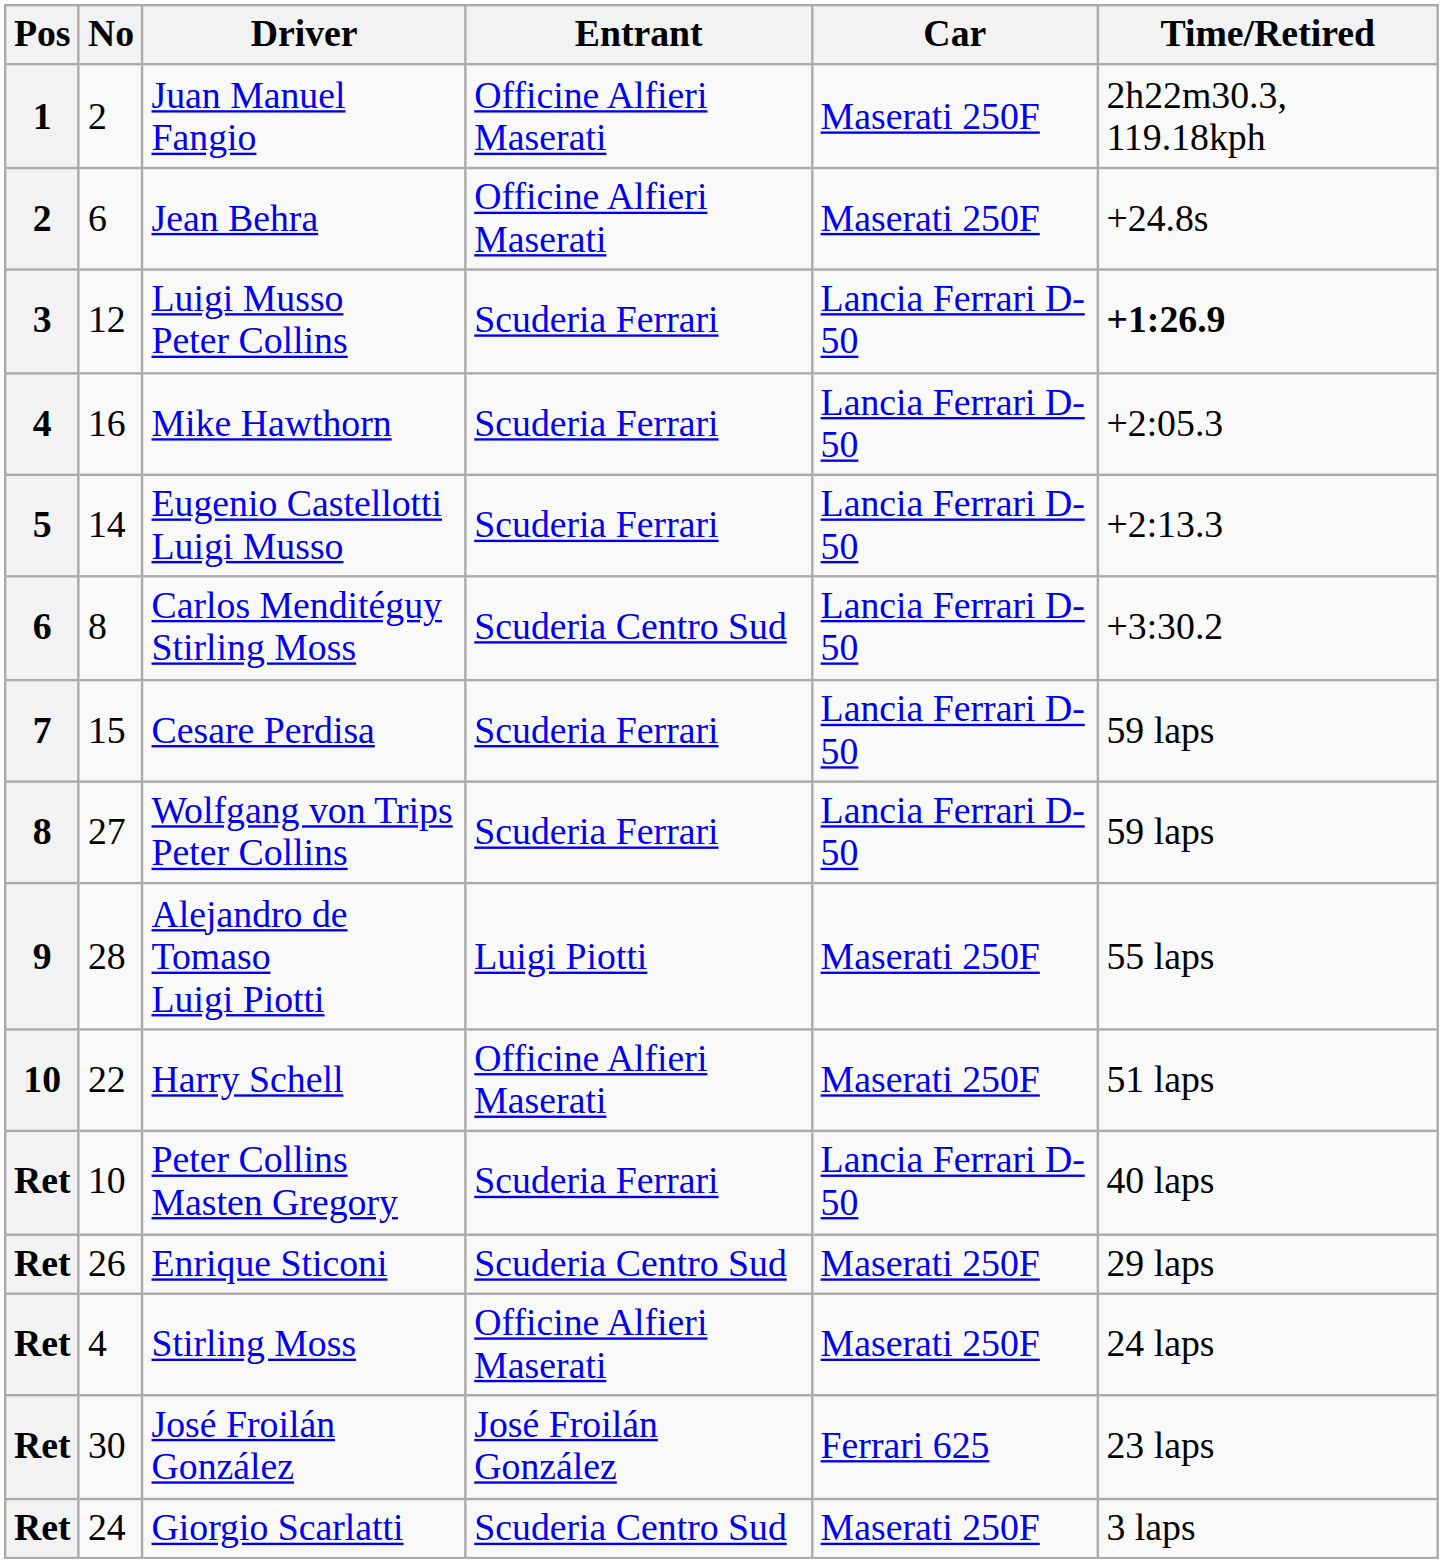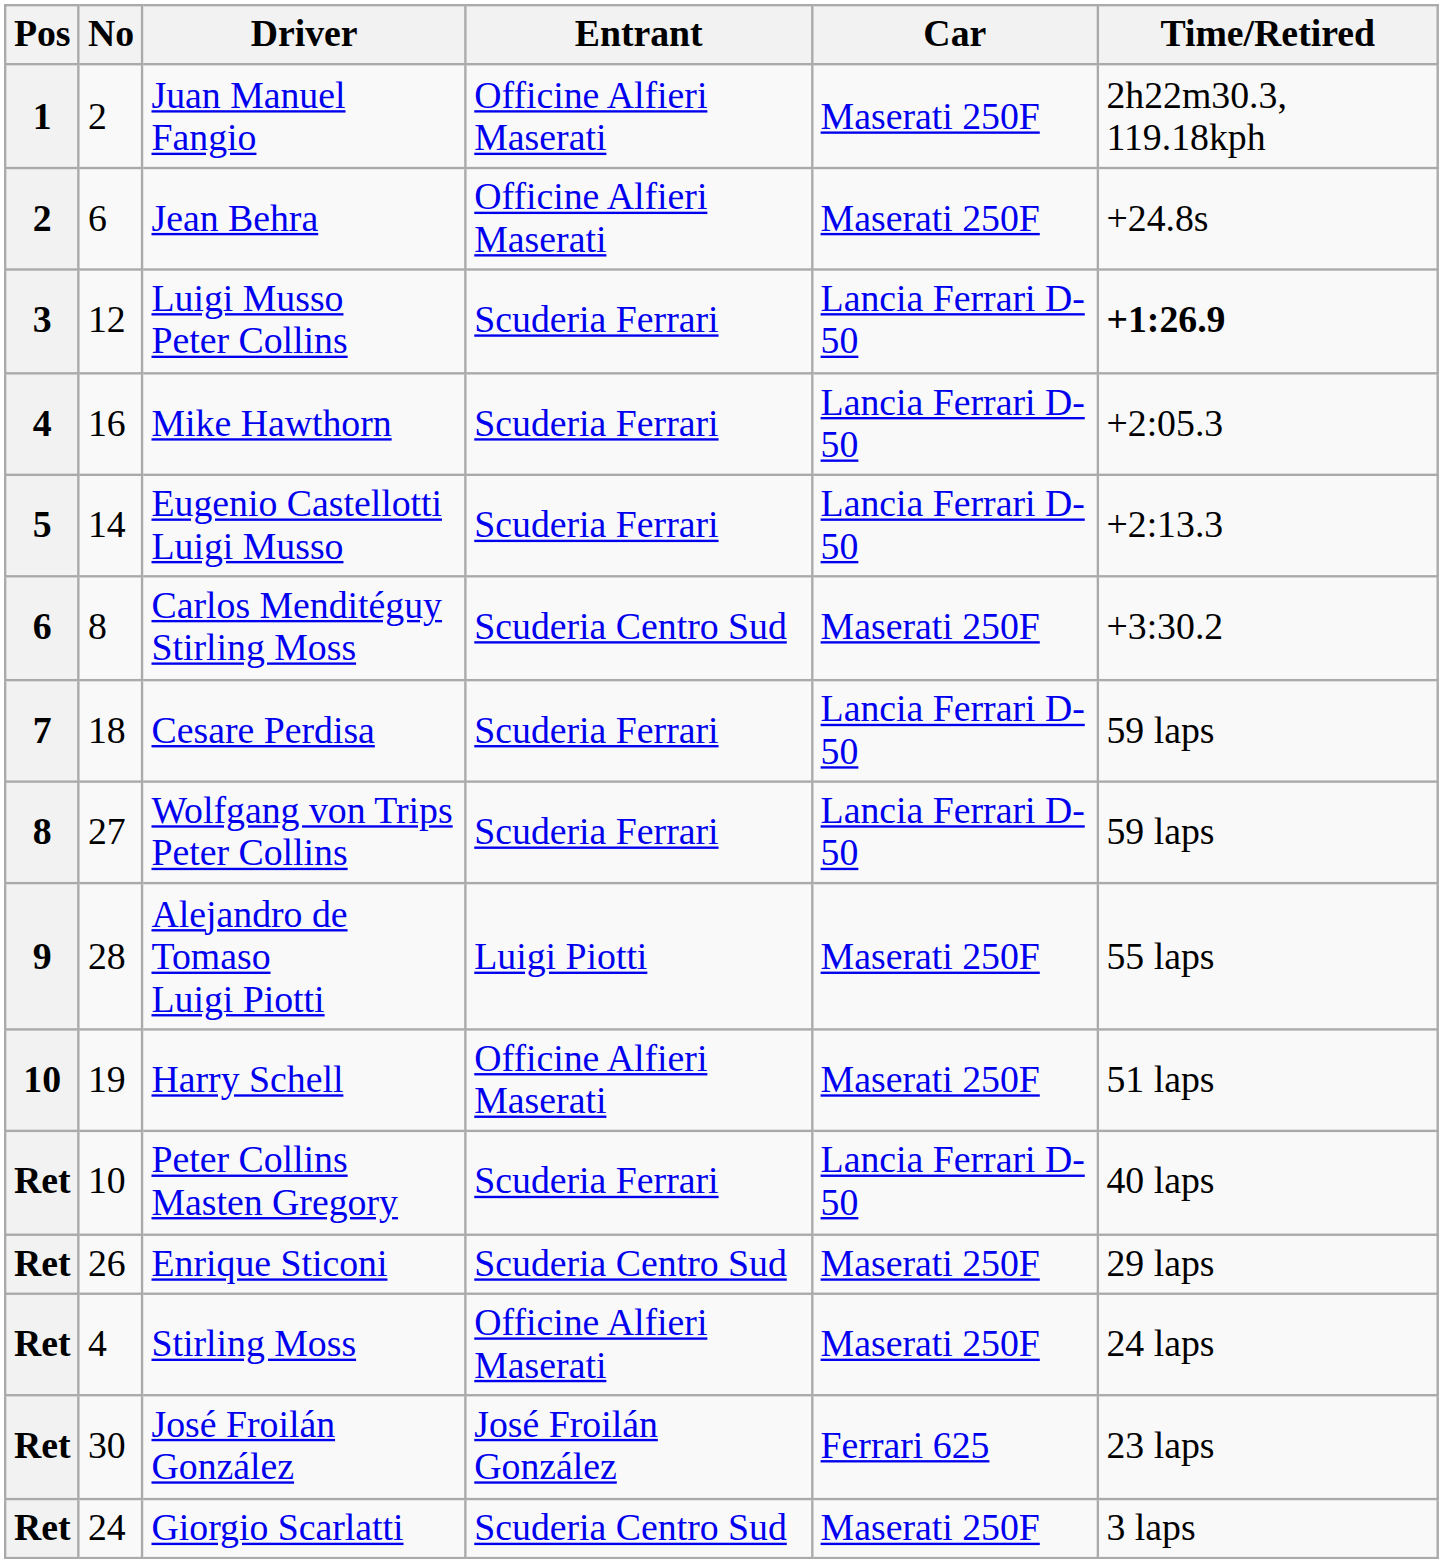(953, 627) Lancia Ferrari D-50 -> (930, 627) Maserati 250F
(107, 729) 15 -> (107, 729) 18
(107, 1079) 22 -> (107, 1079) 19
